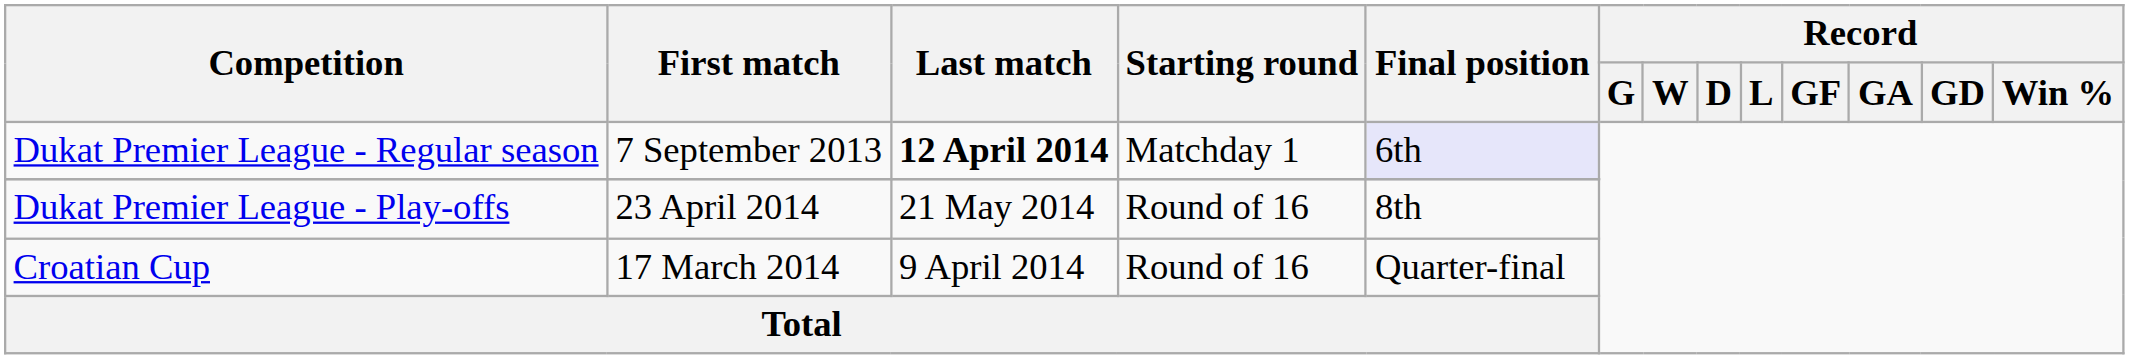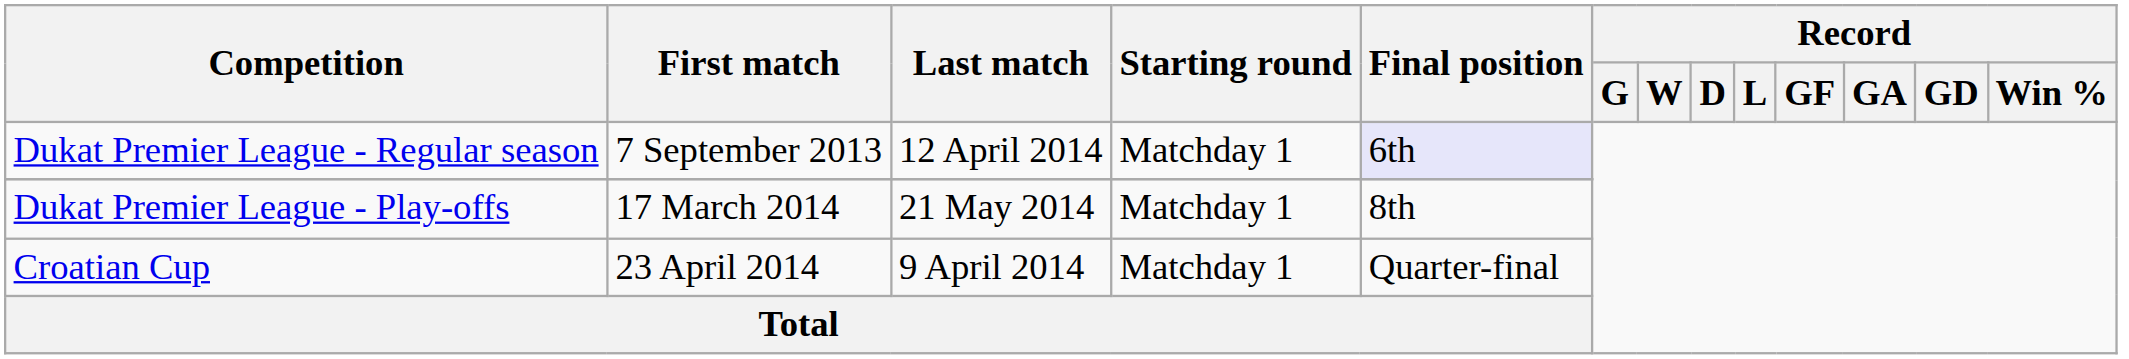(1004, 149) bold -> (1001, 149) normal
(717, 207) 23 April 2014 -> (727, 207) 17 March 2014
(1217, 207) Round of 16 -> (1206, 207) Matchday 1
(727, 265) 17 March 2014 -> (717, 265) 23 April 2014
(1217, 265) Round of 16 -> (1206, 265) Matchday 1
